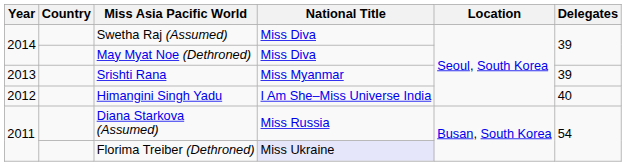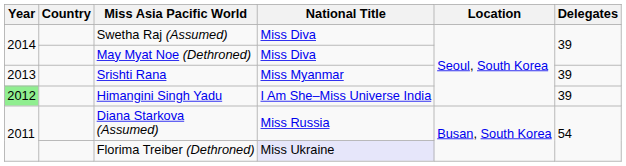(22, 95) no background -> (22, 95) lightgreen background
(565, 95) 40 -> (565, 95) 39
